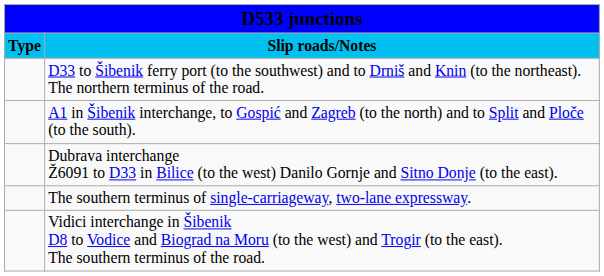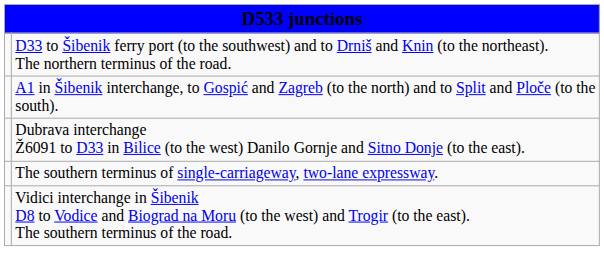- row: (322, 45)
